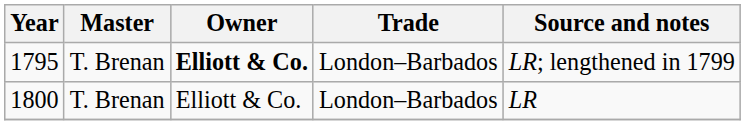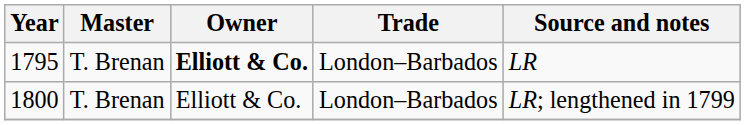(622, 61) LR; lengthened in 1799 -> (523, 61) LR
(523, 100) LR -> (622, 100) LR; lengthened in 1799
